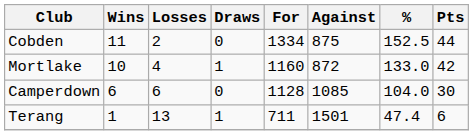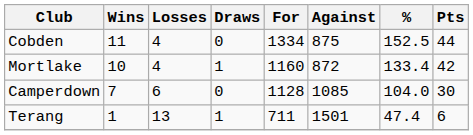(156, 42) 2 -> (156, 42) 4
(407, 67) 133.0 -> (407, 67) 133.4
(112, 92) 6 -> (112, 92) 7
